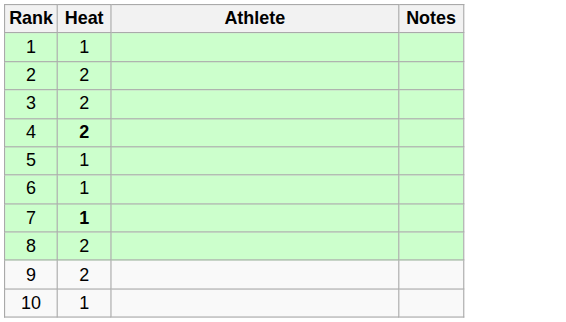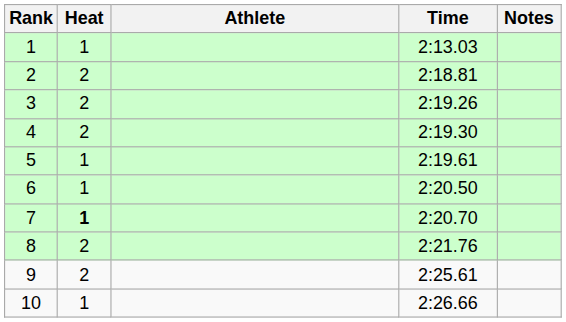+ column: (448, 18)
(84, 132) bold -> (84, 132) normal
